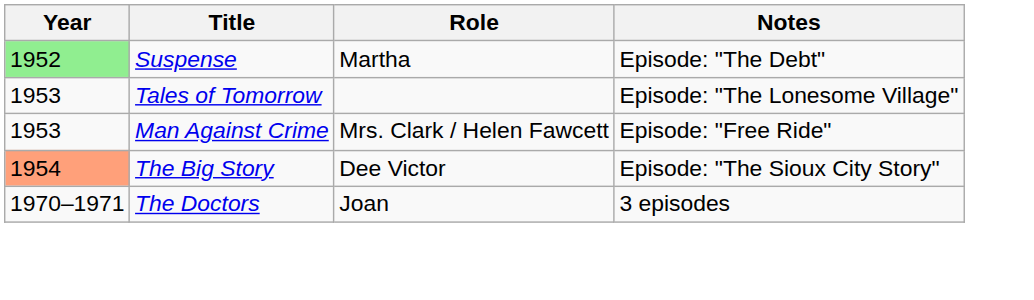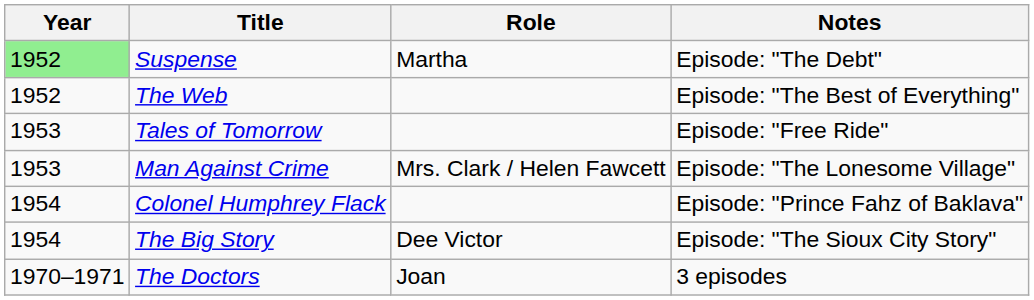+ row: (181, 95)
(789, 95) Episode: "The Lonesome Village" -> (782, 131) Episode: "Free Ride"
(725, 131) Episode: "Free Ride" -> (846, 167) Episode: "The Lonesome Village"
+ row: (260, 204)
(35, 167) lightsalmon background -> (35, 240) no background
